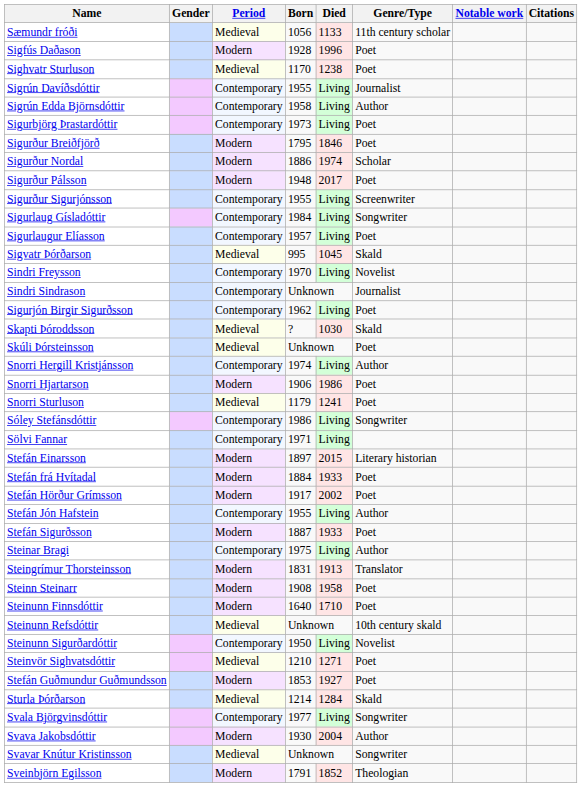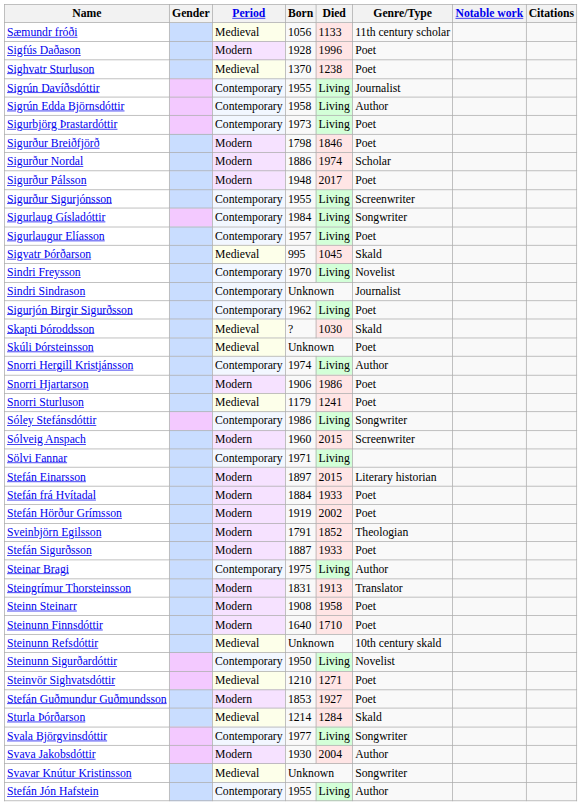(299, 69) 1170 -> (300, 69) 1370
(300, 143) 1795 -> (300, 143) 1798
+ row: (46, 439)
(300, 495) 1917 -> (300, 513) 1919
rows swapped: (53, 513) <-> (54, 773)
